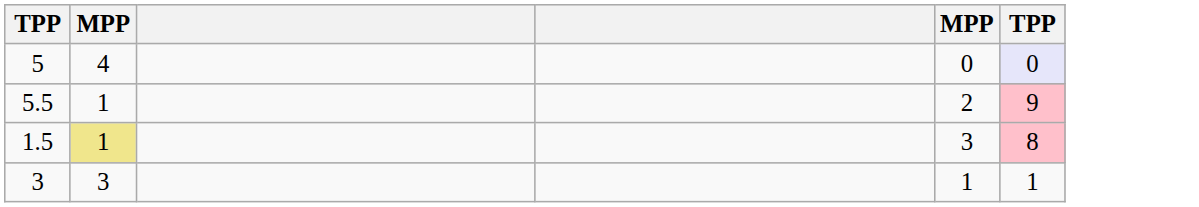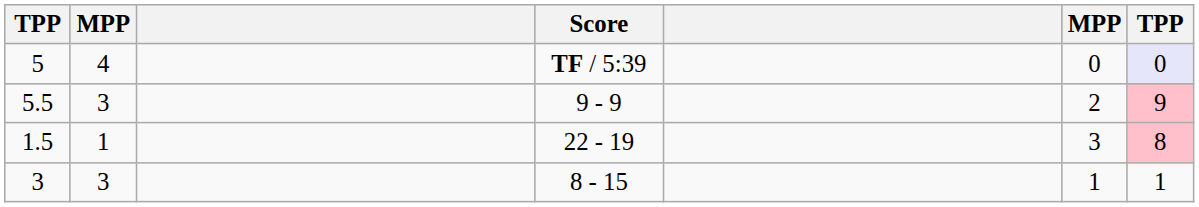+ column: (599, 24)
(103, 102) 1 -> (103, 102) 3
(103, 142) khaki background -> (103, 142) no background
